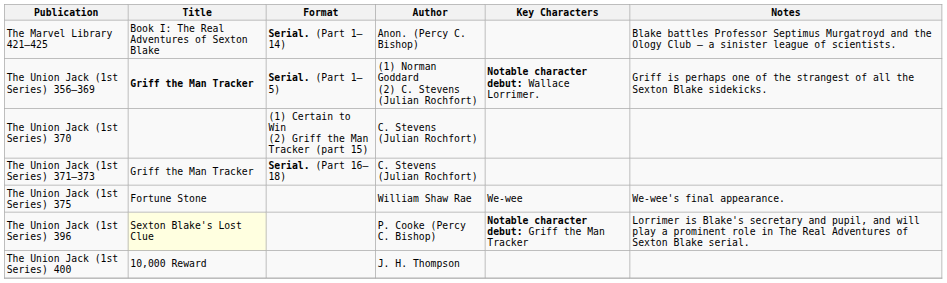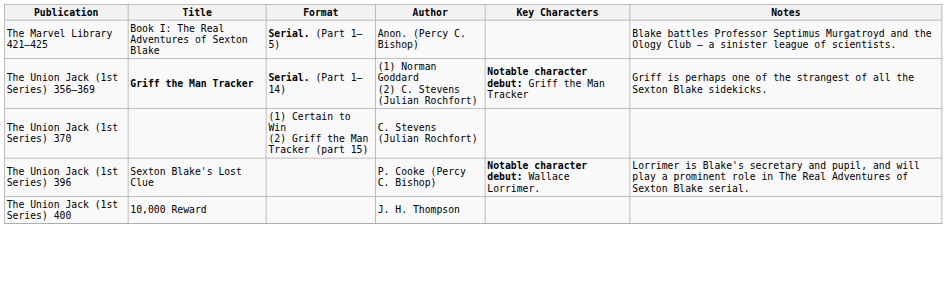(315, 39) Serial. (Part 1–14) -> (315, 39) Serial. (Part 1–5)
(315, 83) Serial. (Part 1–5) -> (315, 83) Serial. (Part 1–14)
(537, 83) Notable character debut: Wallace Lorrimer. -> (546, 83) Notable character debut: Griff the Man Tracker
- row: (62, 172)
- row: (62, 199)
(186, 231) lightyellow background -> (186, 177) no background
(546, 231) Notable character debut: Griff the Man Tracker -> (537, 177) Notable character debut: Wallace Lorrimer.
